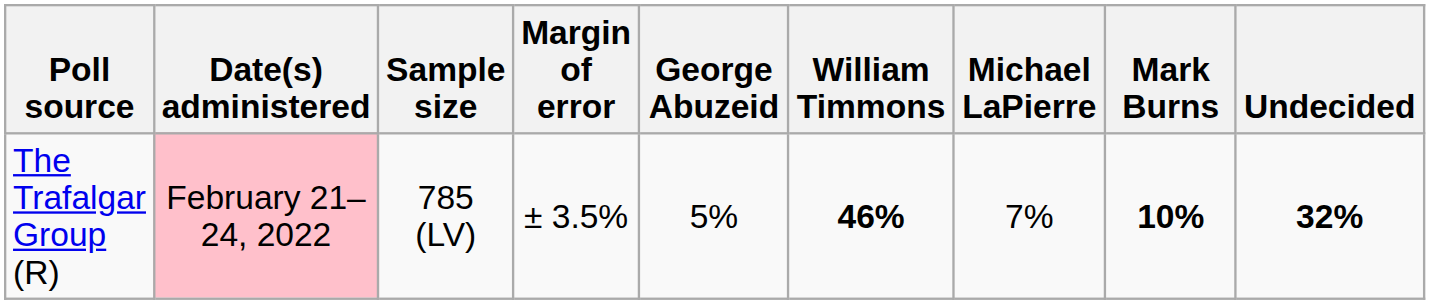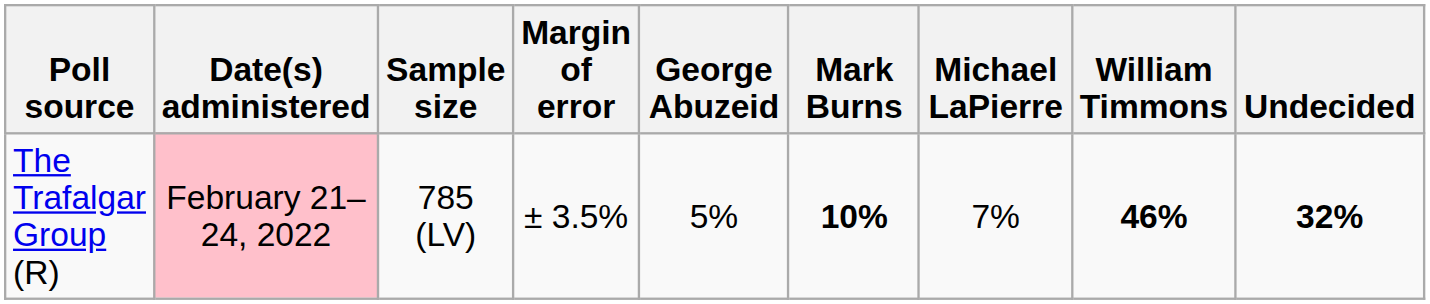columns swapped: (1171, 88) <-> (871, 88)
